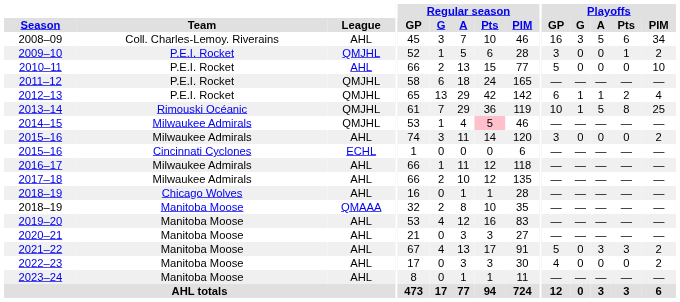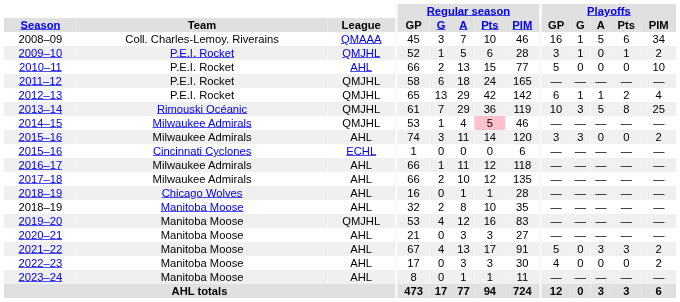(361, 39) AHL -> (361, 39) QMAAA
(580, 39) 3 -> (580, 39) 1
(580, 53) 0 -> (580, 53) 1
(580, 109) 1 -> (580, 109) 3
(580, 137) 0 -> (580, 137) 3
(361, 207) QMAAA -> (361, 207) AHL
(361, 221) AHL -> (361, 221) QMJHL
